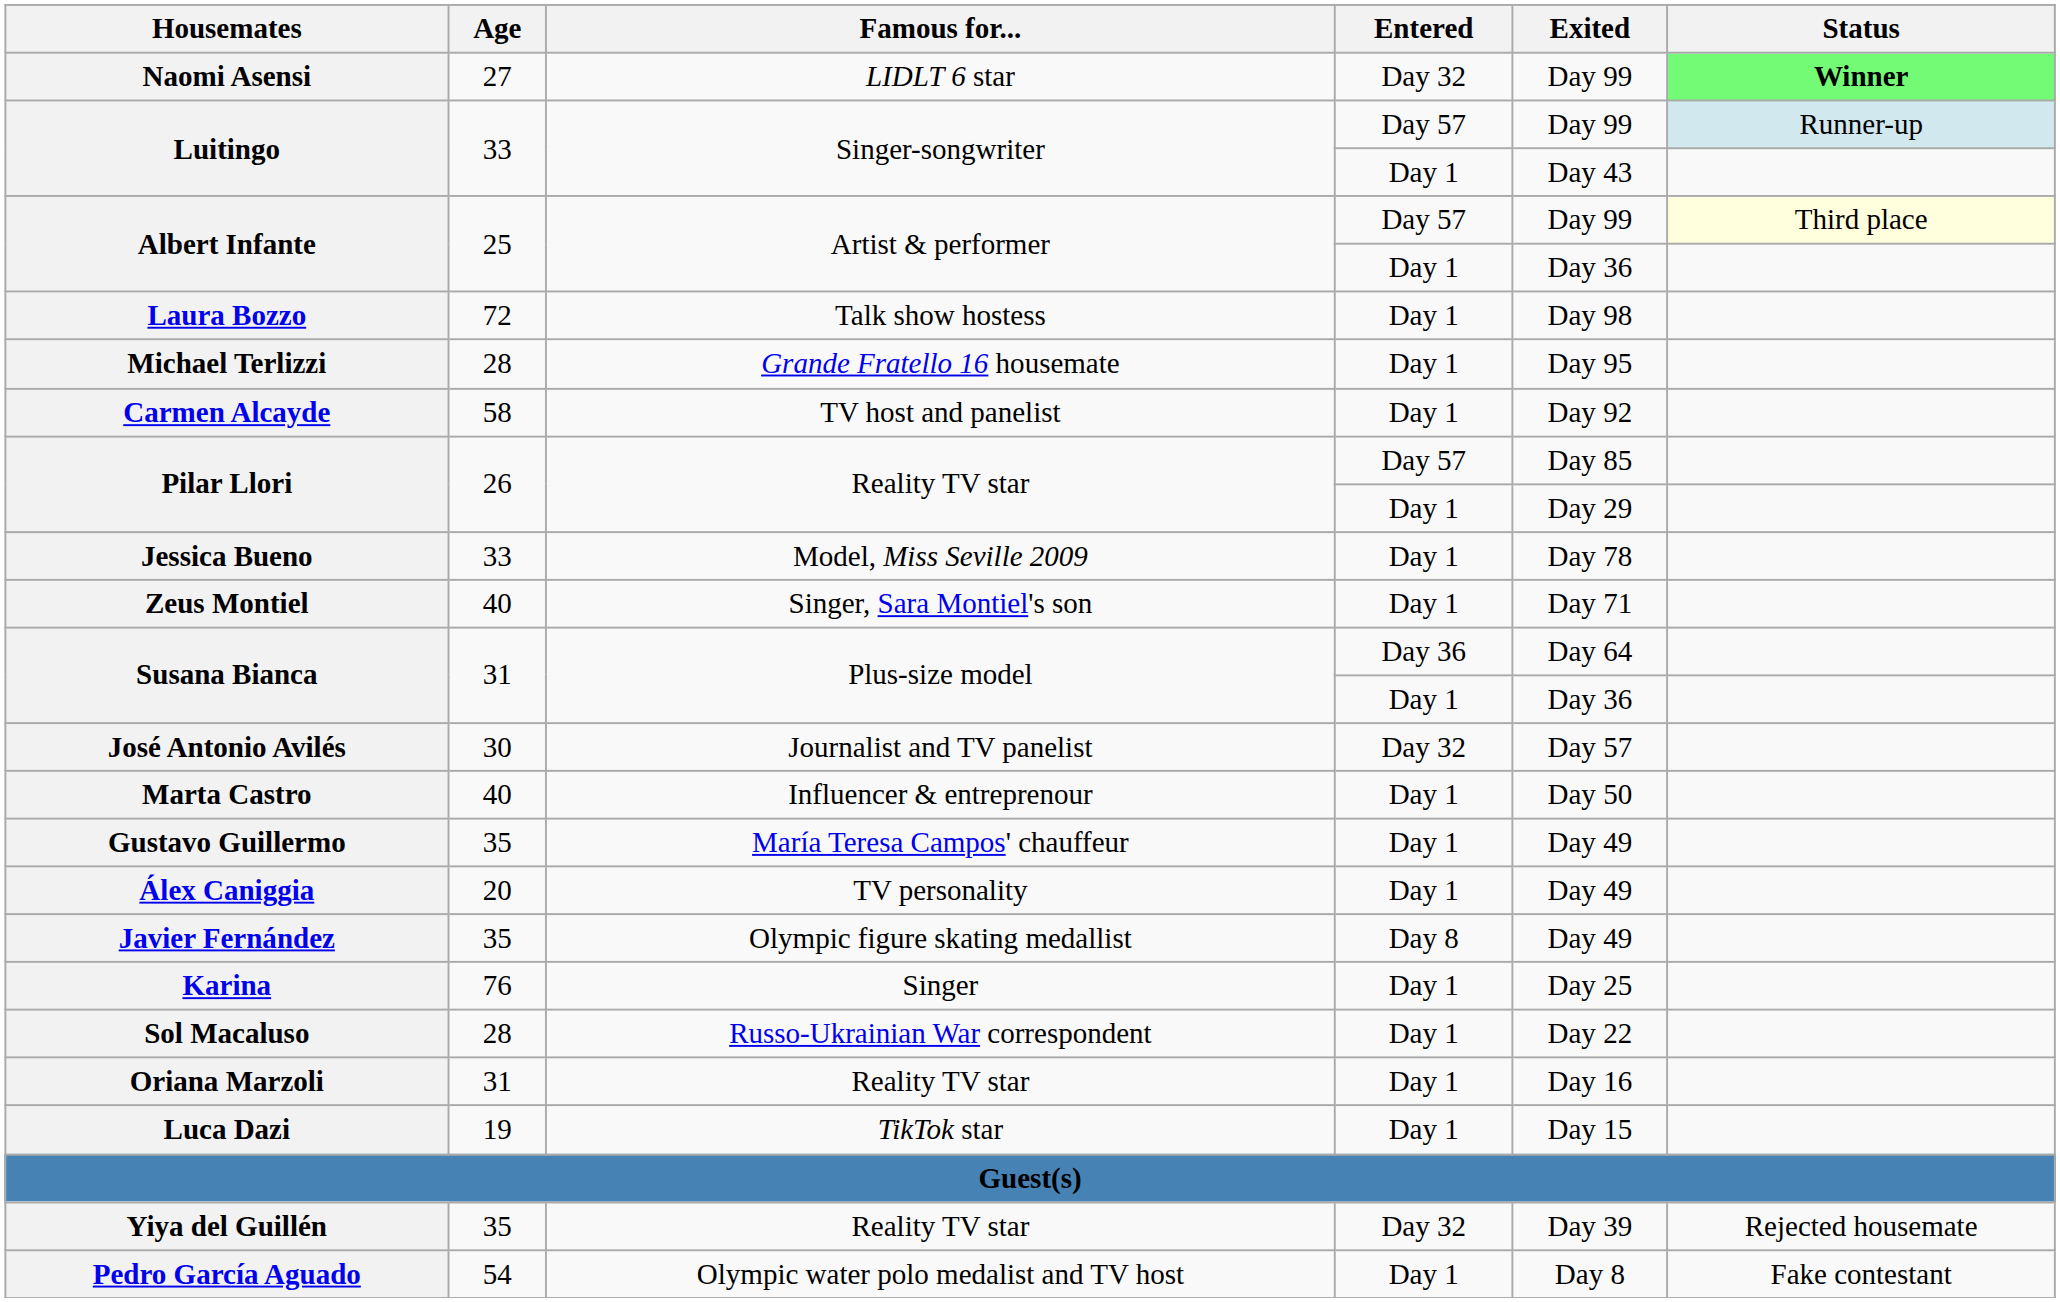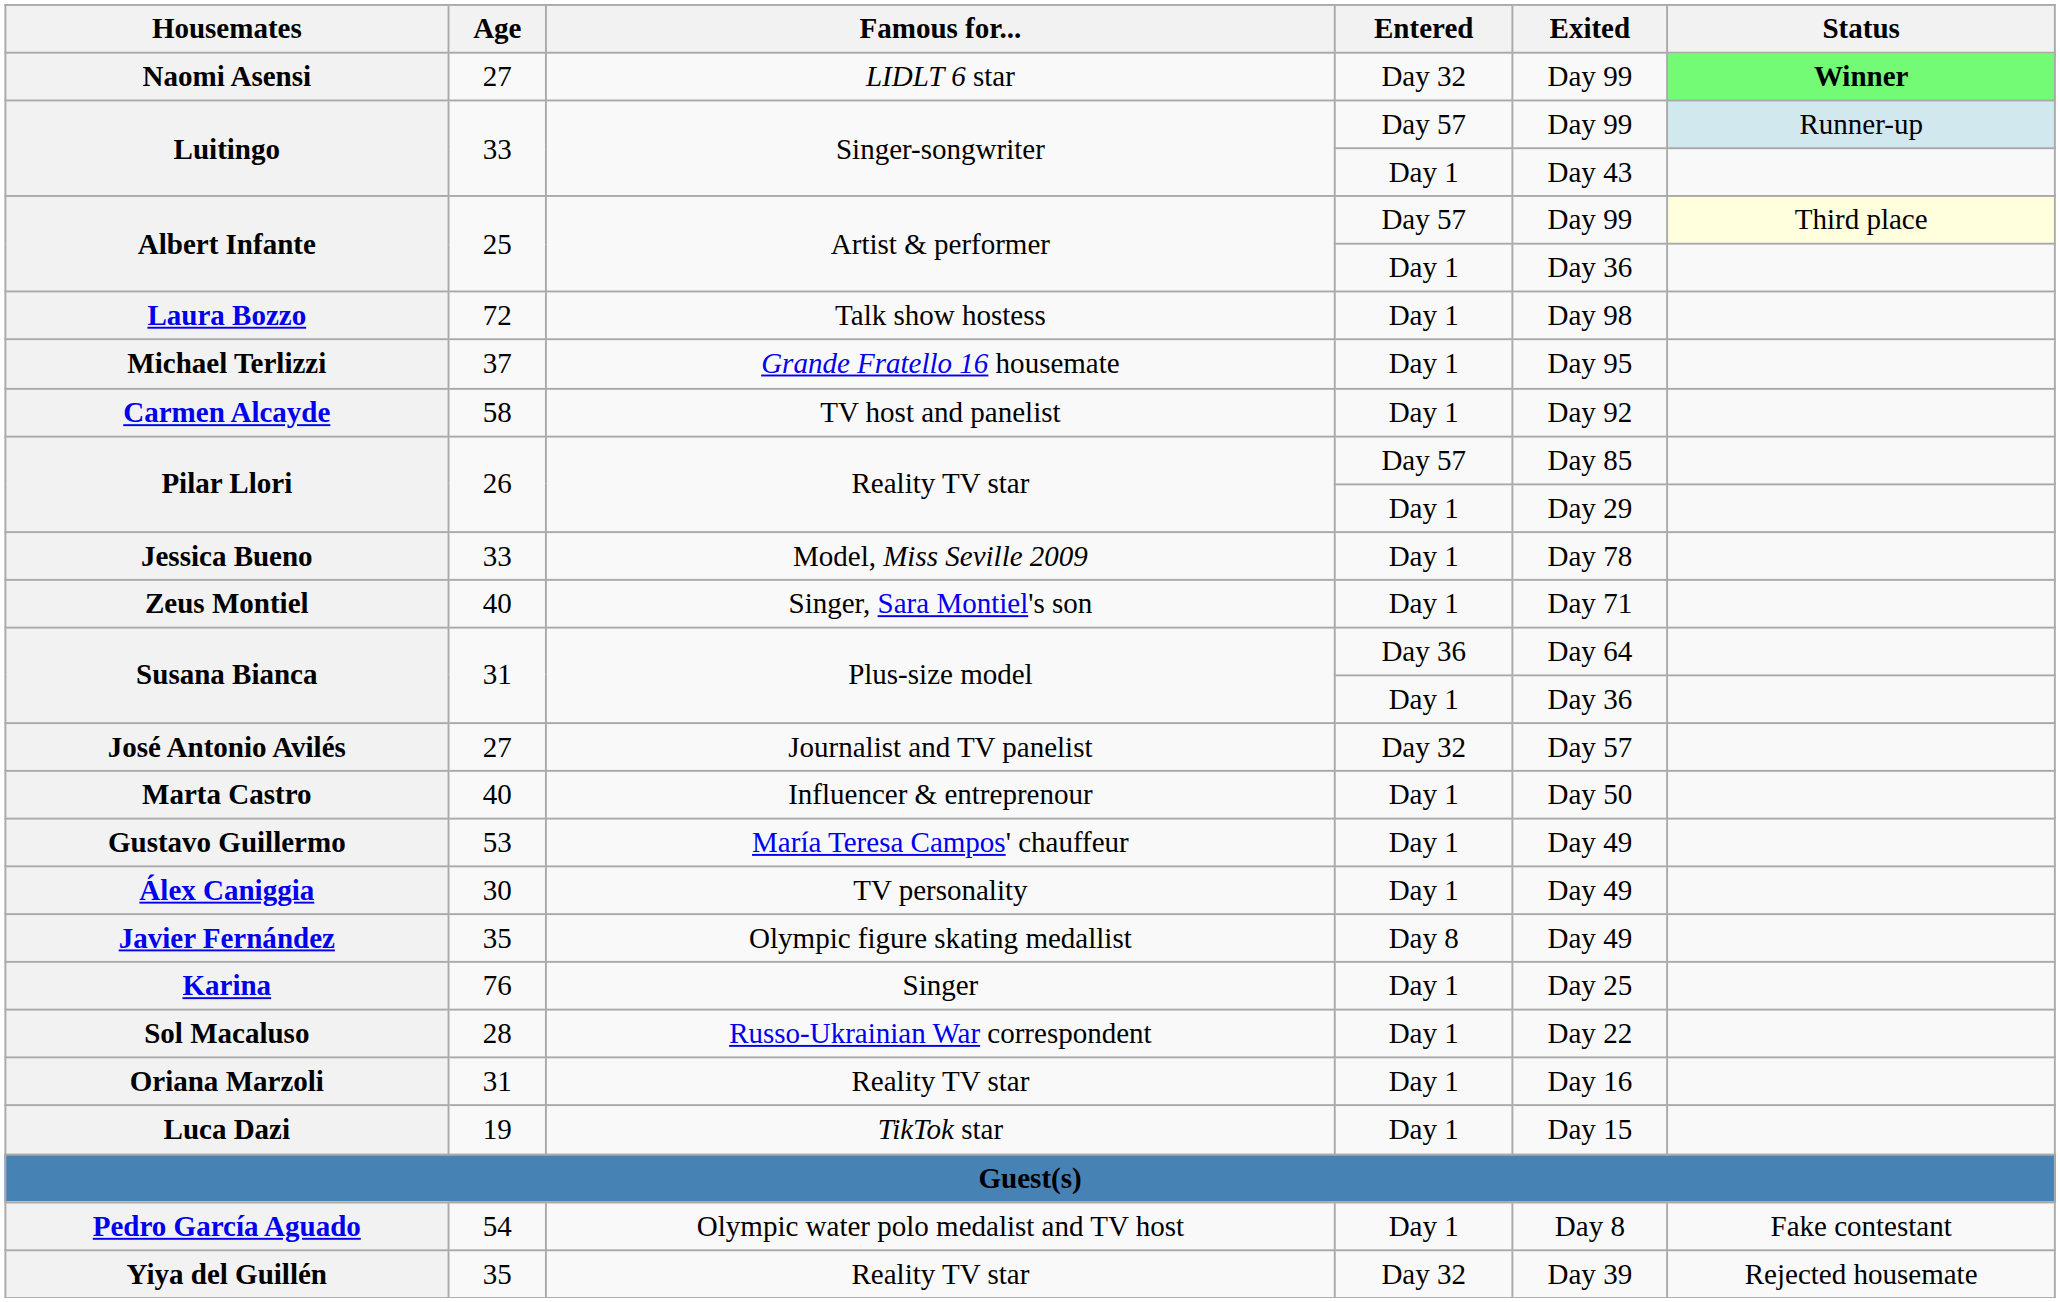(497, 363) 28 -> (497, 363) 37
(497, 746) 30 -> (497, 746) 27
(497, 842) 35 -> (497, 842) 53
(497, 890) 20 -> (497, 890) 30
rows swapped: (227, 1225) <-> (227, 1273)
